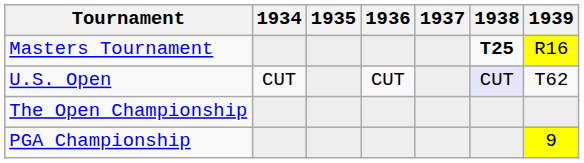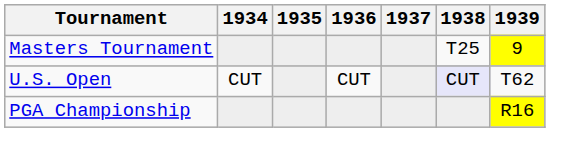(497, 51) bold -> (463, 51) normal
(551, 51) R16 -> (517, 51) 9
- row: (128, 112)
(551, 142) 9 -> (517, 112) R16
